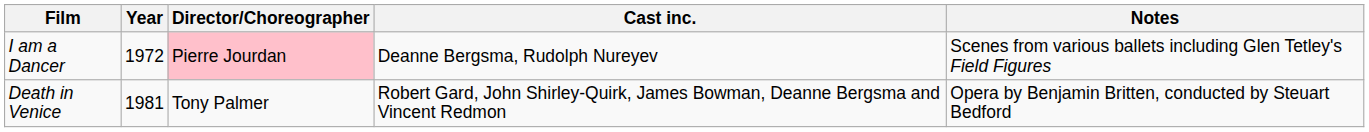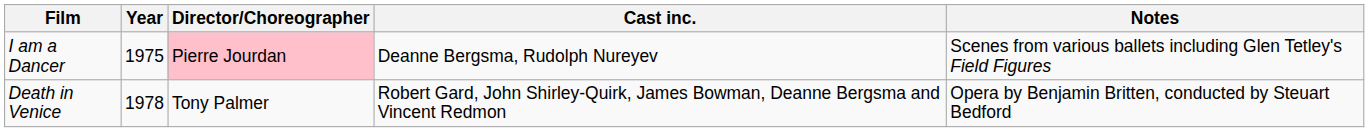(144, 55) 1972 -> (144, 55) 1975
(144, 103) 1981 -> (144, 103) 1978
